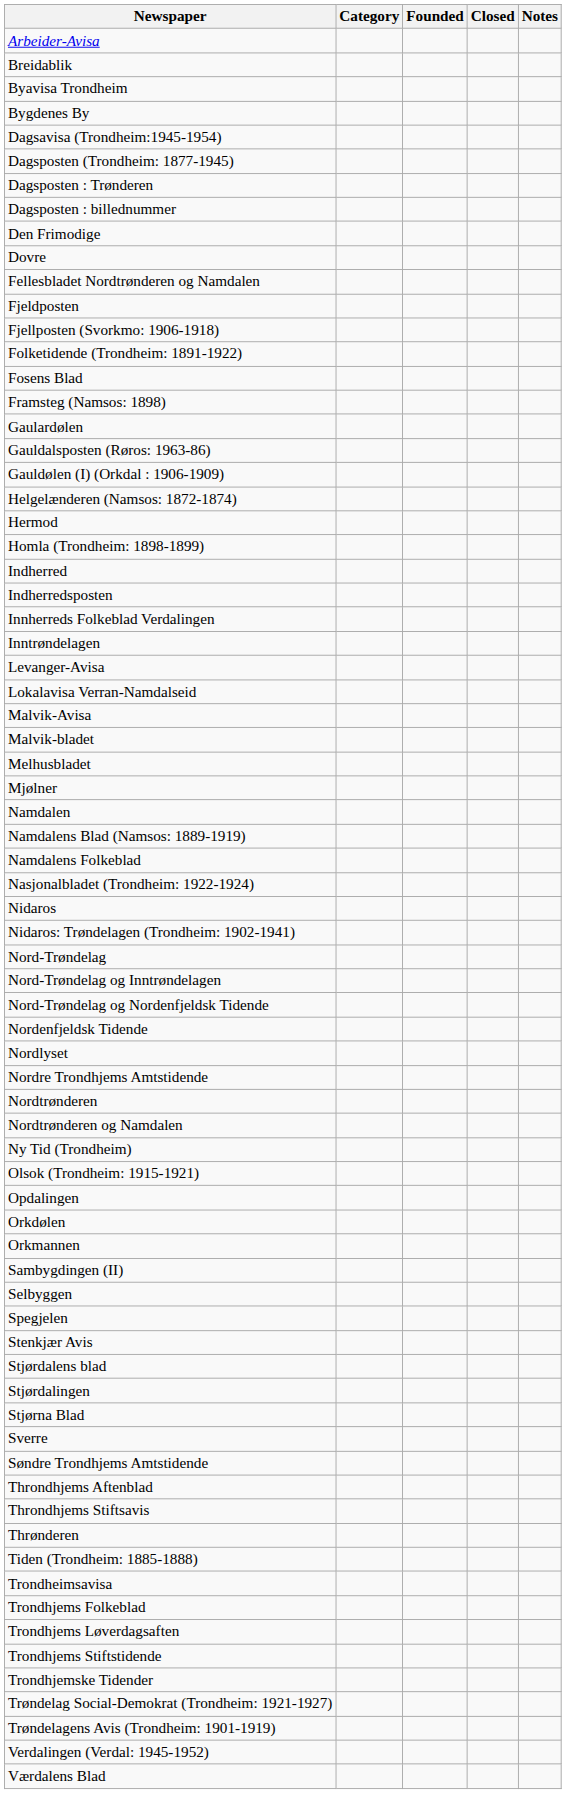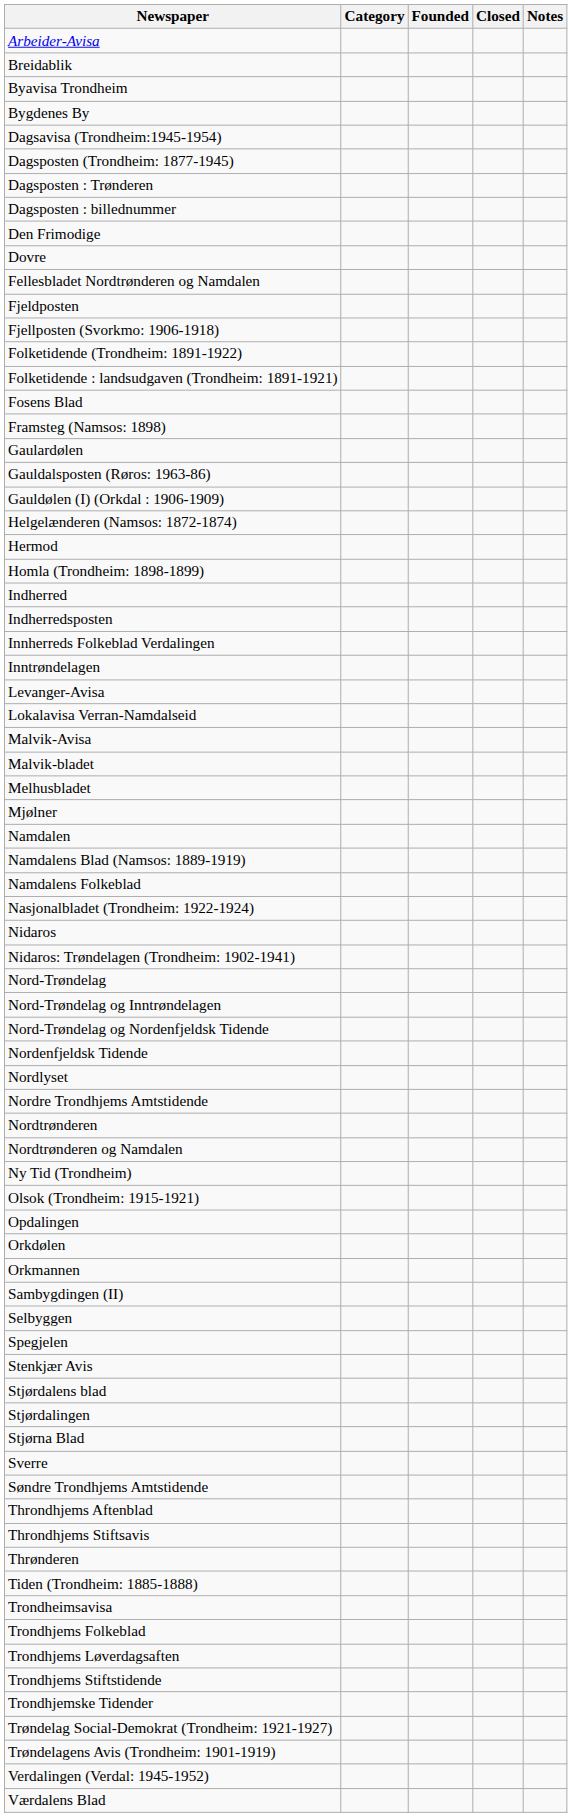+ row: (173, 378)
